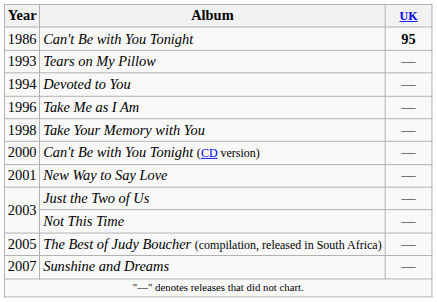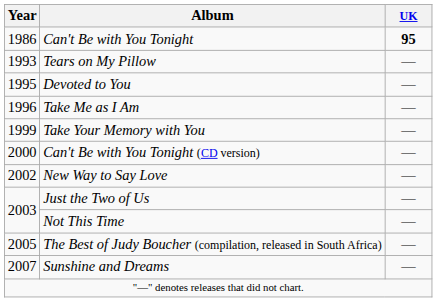(22, 84) 1994 -> (22, 84) 1995
(22, 130) 1998 -> (22, 130) 1999
(22, 175) 2001 -> (22, 175) 2002
